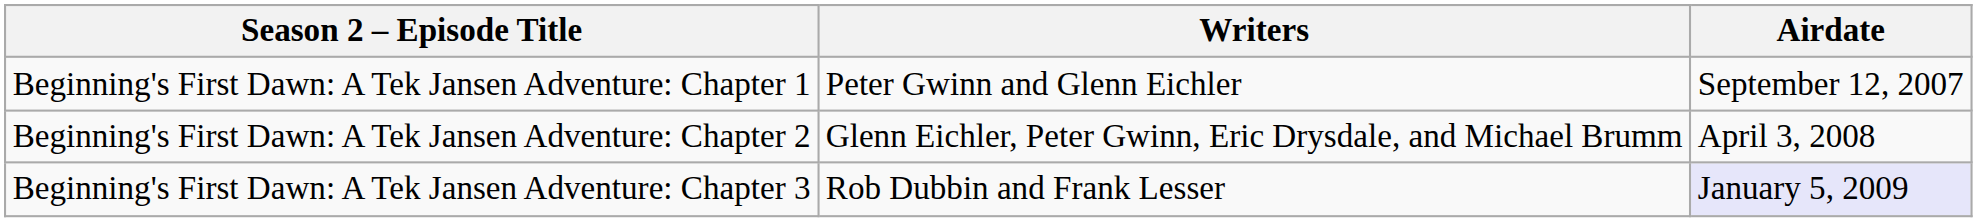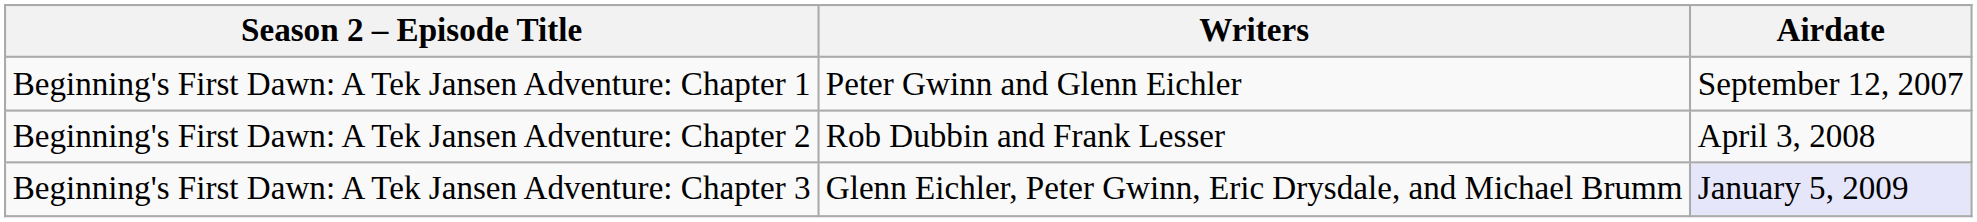(1254, 135) Glenn Eichler, Peter Gwinn, Eric Drysdale, and Michael Brumm -> (1025, 135) Rob Dubbin and Frank Lesser
(1025, 188) Rob Dubbin and Frank Lesser -> (1254, 188) Glenn Eichler, Peter Gwinn, Eric Drysdale, and Michael Brumm
